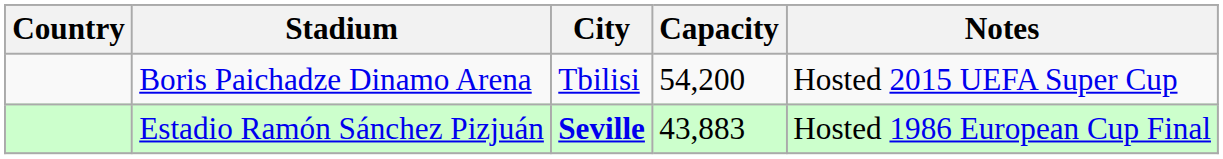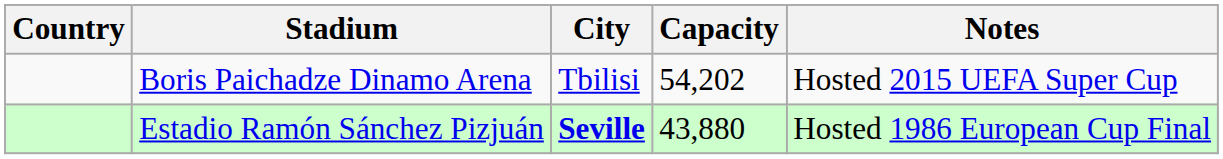(702, 78) 54,200 -> (702, 78) 54,202
(702, 128) 43,883 -> (702, 128) 43,880
